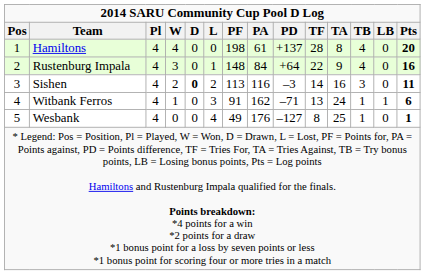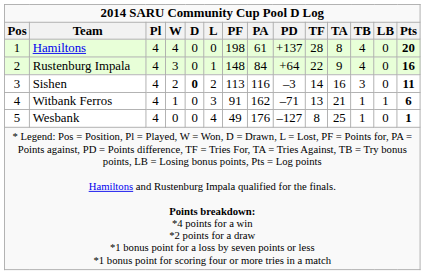(339, 101) 24 -> (339, 101) 21
